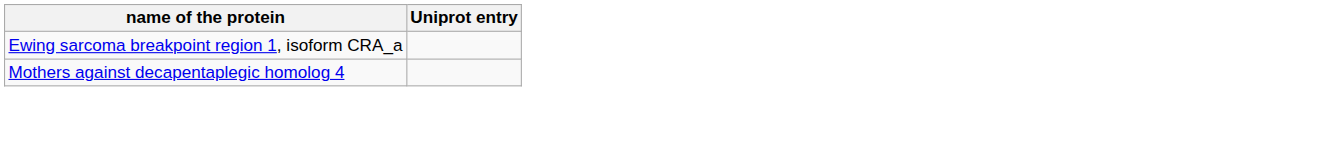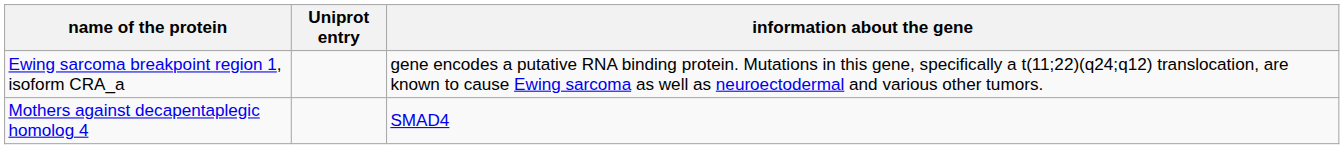+ column: (863, 27)
